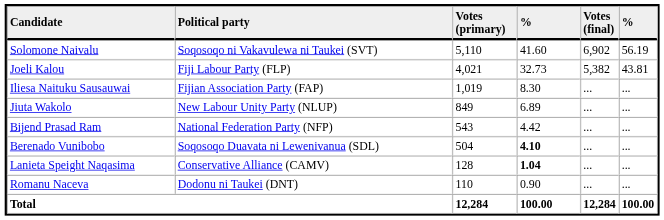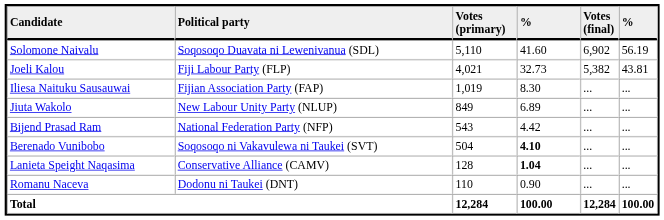(278, 50) Soqosoqo ni Vakavulewa ni Taukei (SVT) -> (278, 50) Soqosoqo Duavata ni Lewenivanua (SDL)
(278, 146) Soqosoqo Duavata ni Lewenivanua (SDL) -> (278, 146) Soqosoqo ni Vakavulewa ni Taukei (SVT)
